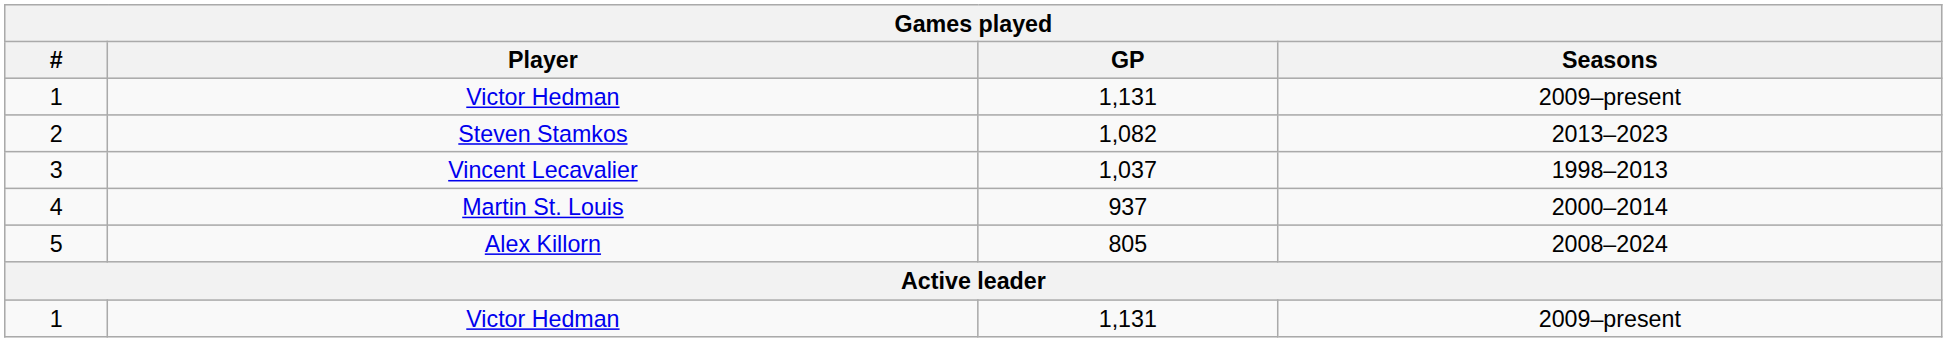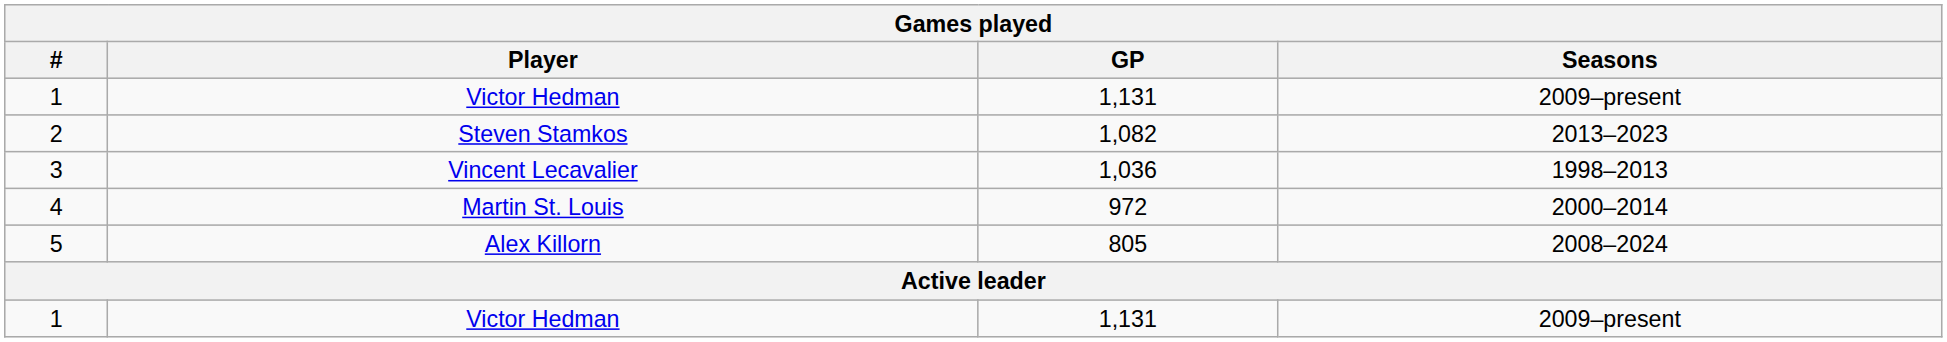(1128, 171) 1,037 -> (1128, 171) 1,036
(1128, 207) 937 -> (1128, 207) 972
